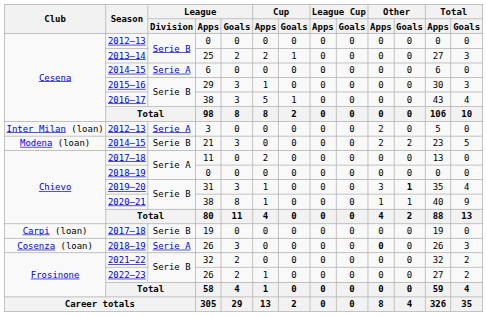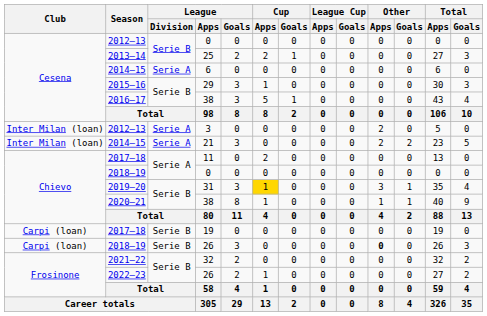(55, 143) Modena (loan) -> (55, 143) Inter Milan (loan)
(172, 143) Serie B -> (172, 143) Serie A
(265, 187) no background -> (265, 187) gold background
(409, 187) bold -> (409, 187) normal
(55, 246) Cosenza (loan) -> (55, 246) Carpi (loan)
(172, 246) Serie A -> (172, 246) Serie B
